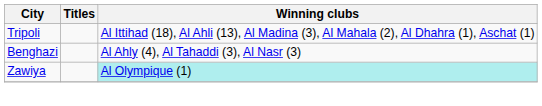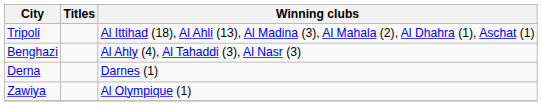+ row: (24, 71)
(146, 71) paleturquoise background -> (146, 91) no background
